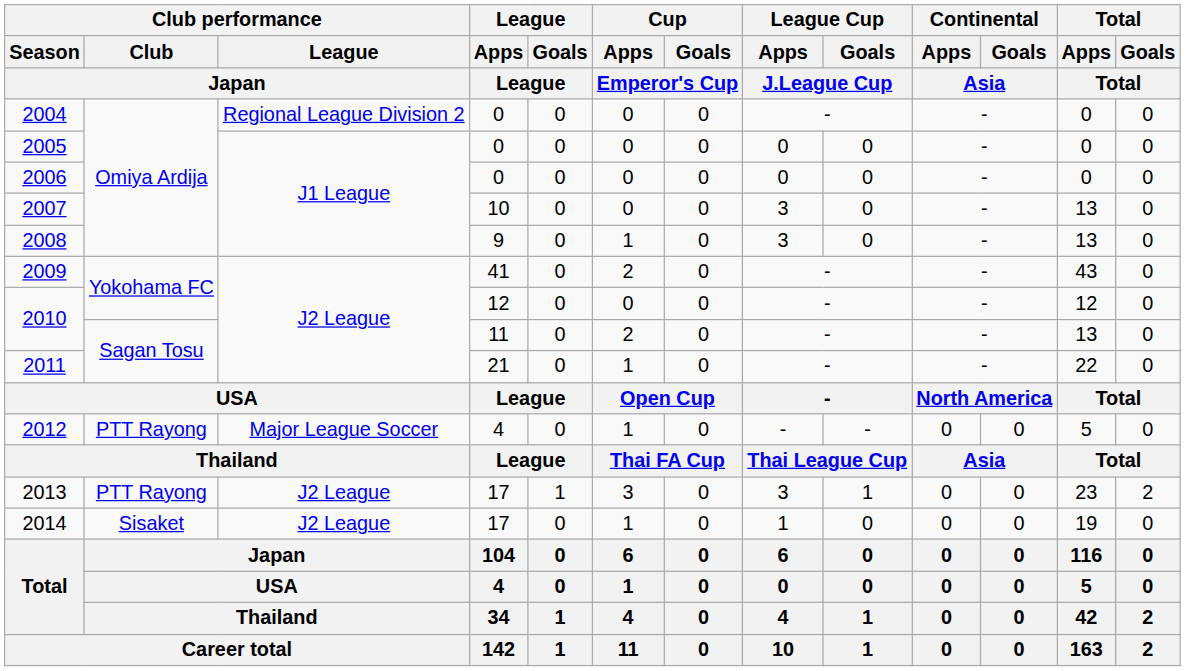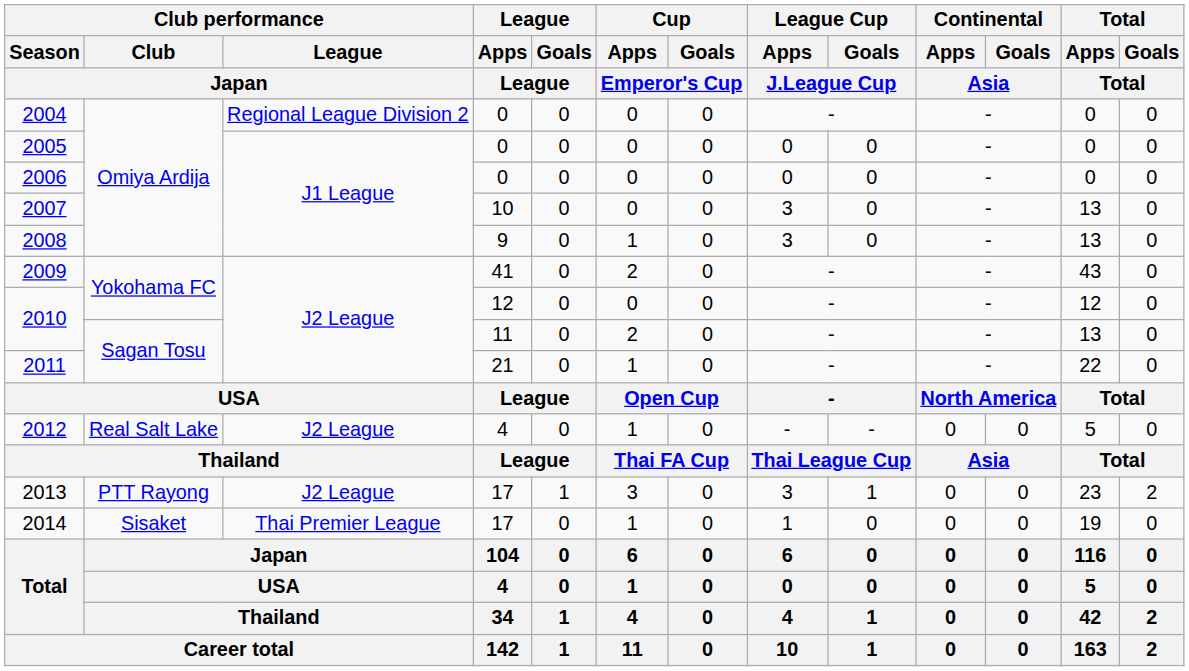(151, 429) PTT Rayong -> (153, 429) Real Salt Lake
(344, 429) Major League Soccer -> (348, 429) J2 League
(344, 523) J2 League -> (348, 523) Thai Premier League
